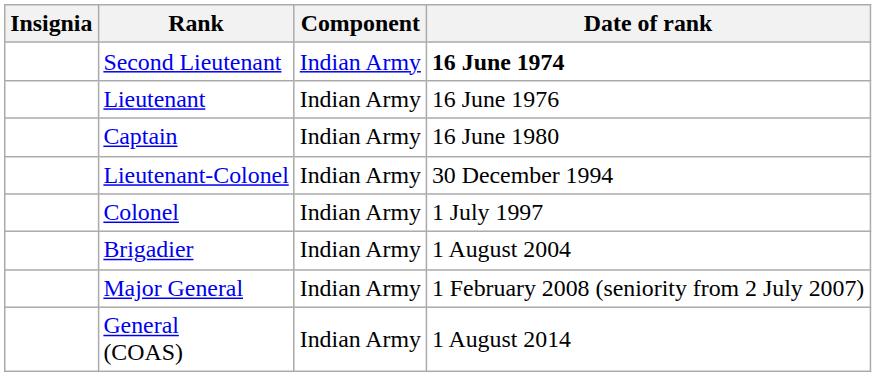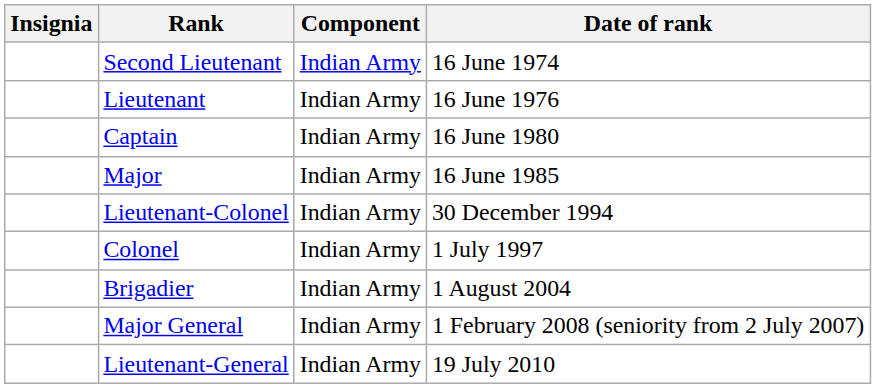(498, 61) bold -> (495, 61) normal
+ row: (133, 174)
+ row: (196, 363)
- row: (143, 339)
